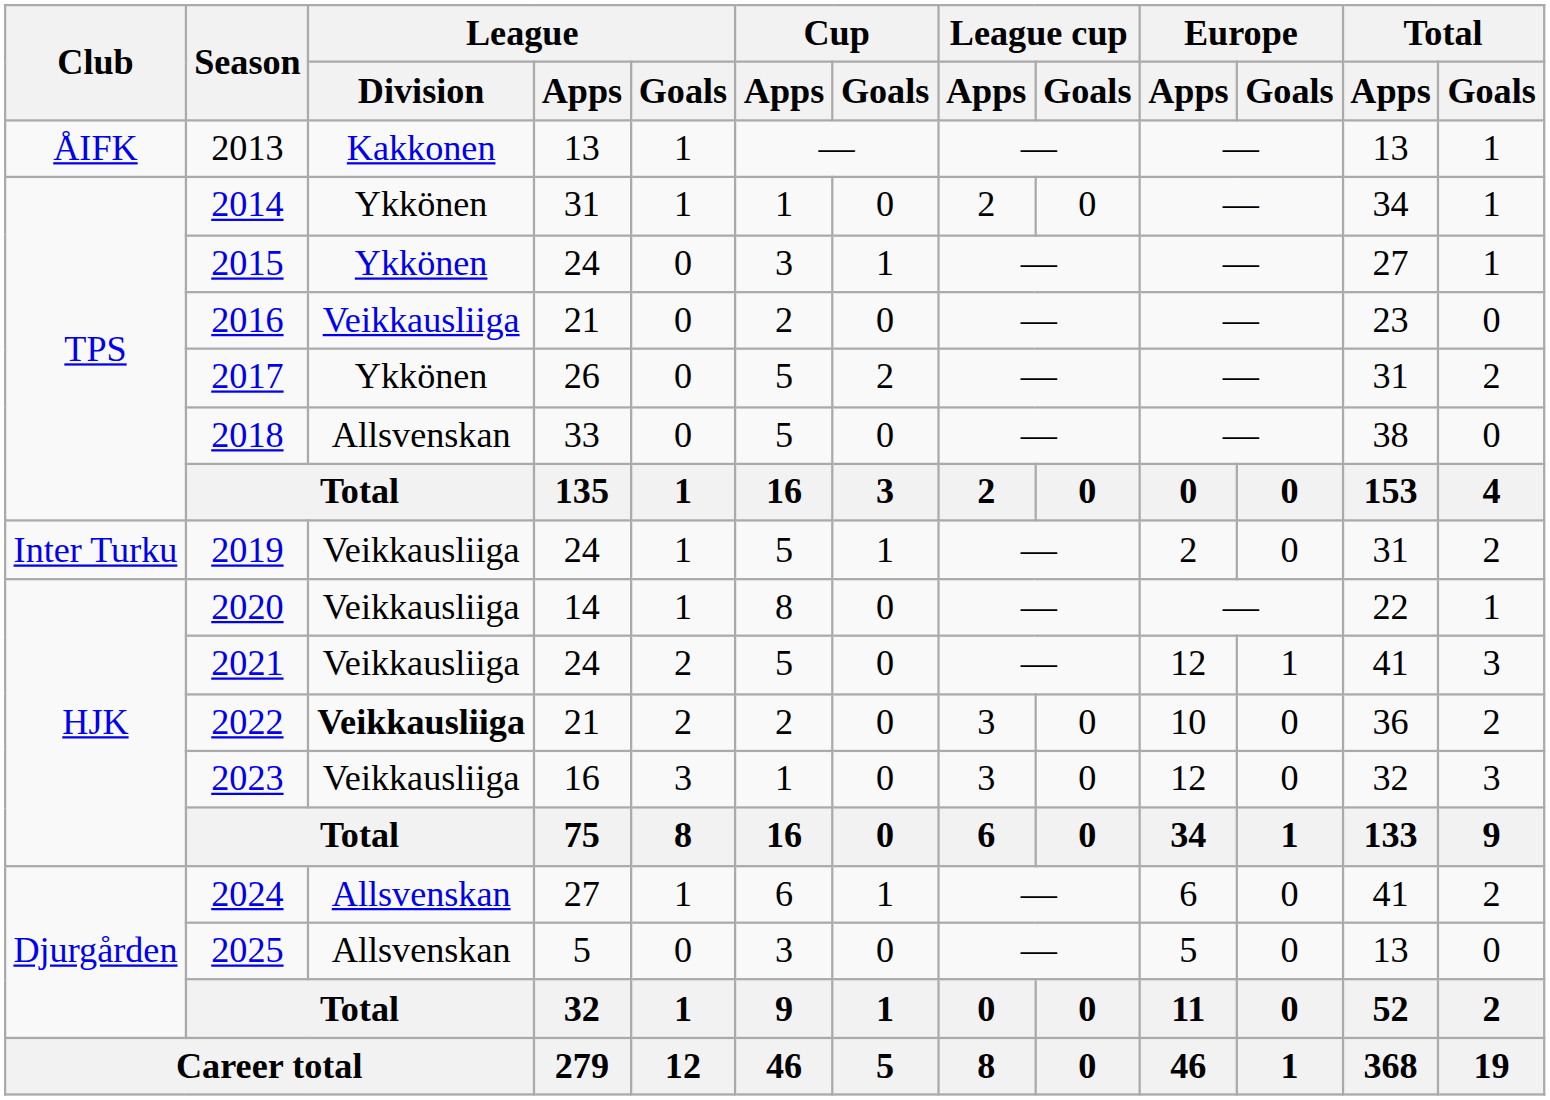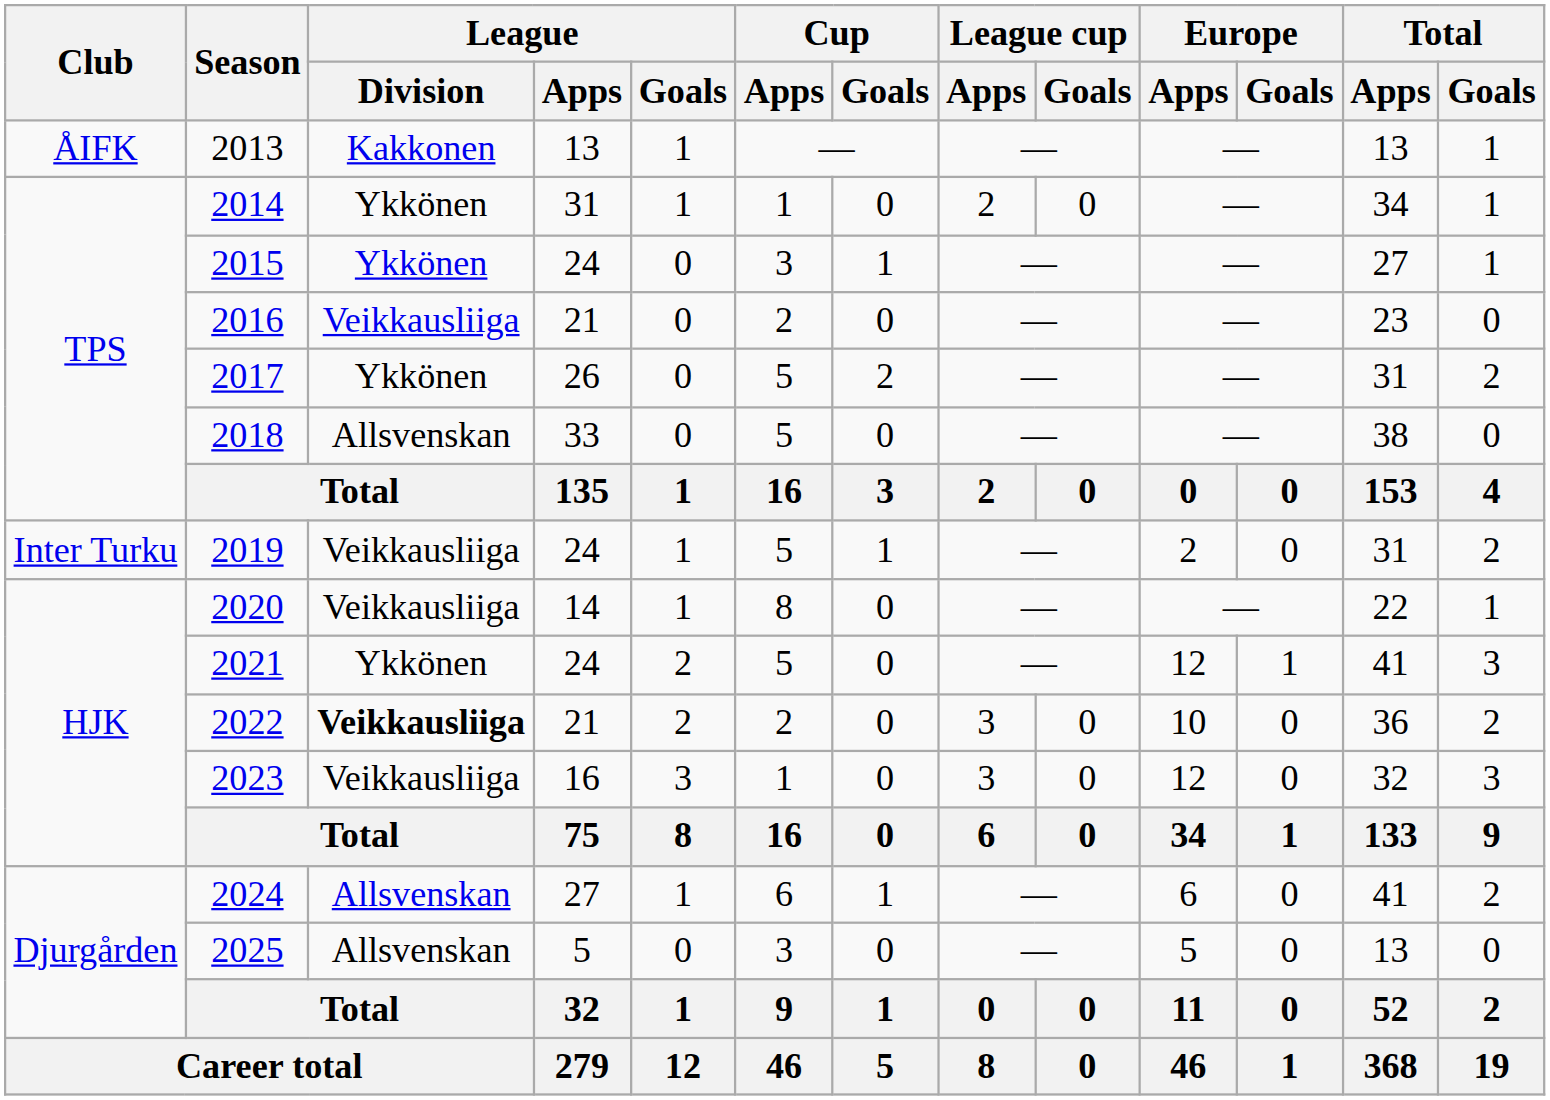(421, 663) Veikkausliiga -> (421, 663) Ykkönen
